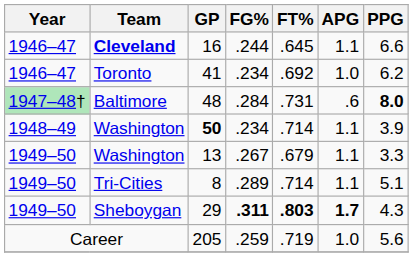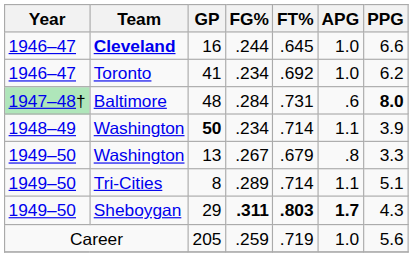(347, 46) 1.1 -> (347, 46) 1.0
(347, 156) 1.1 -> (352, 156) .8
